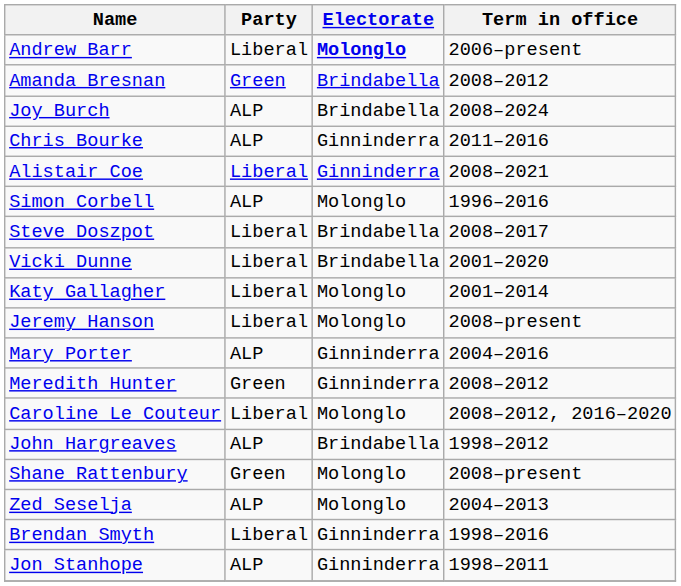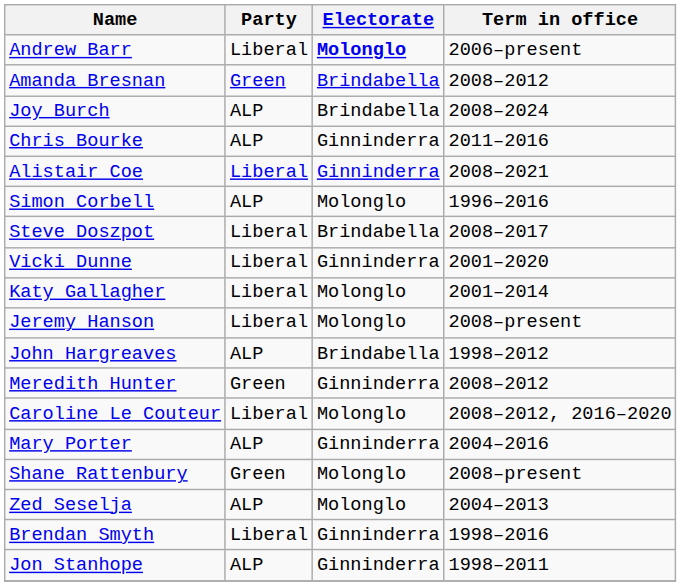(378, 262) Brindabella -> (378, 262) Ginninderra
rows swapped: (93, 444) <-> (71, 353)
